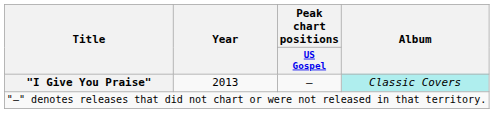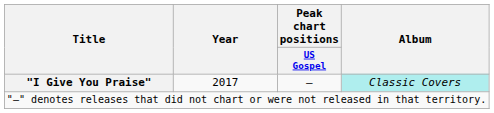(225, 83) 2013 -> (225, 83) 2017
